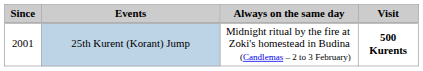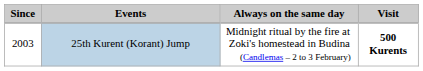(23, 44) 2001 -> (23, 44) 2003
